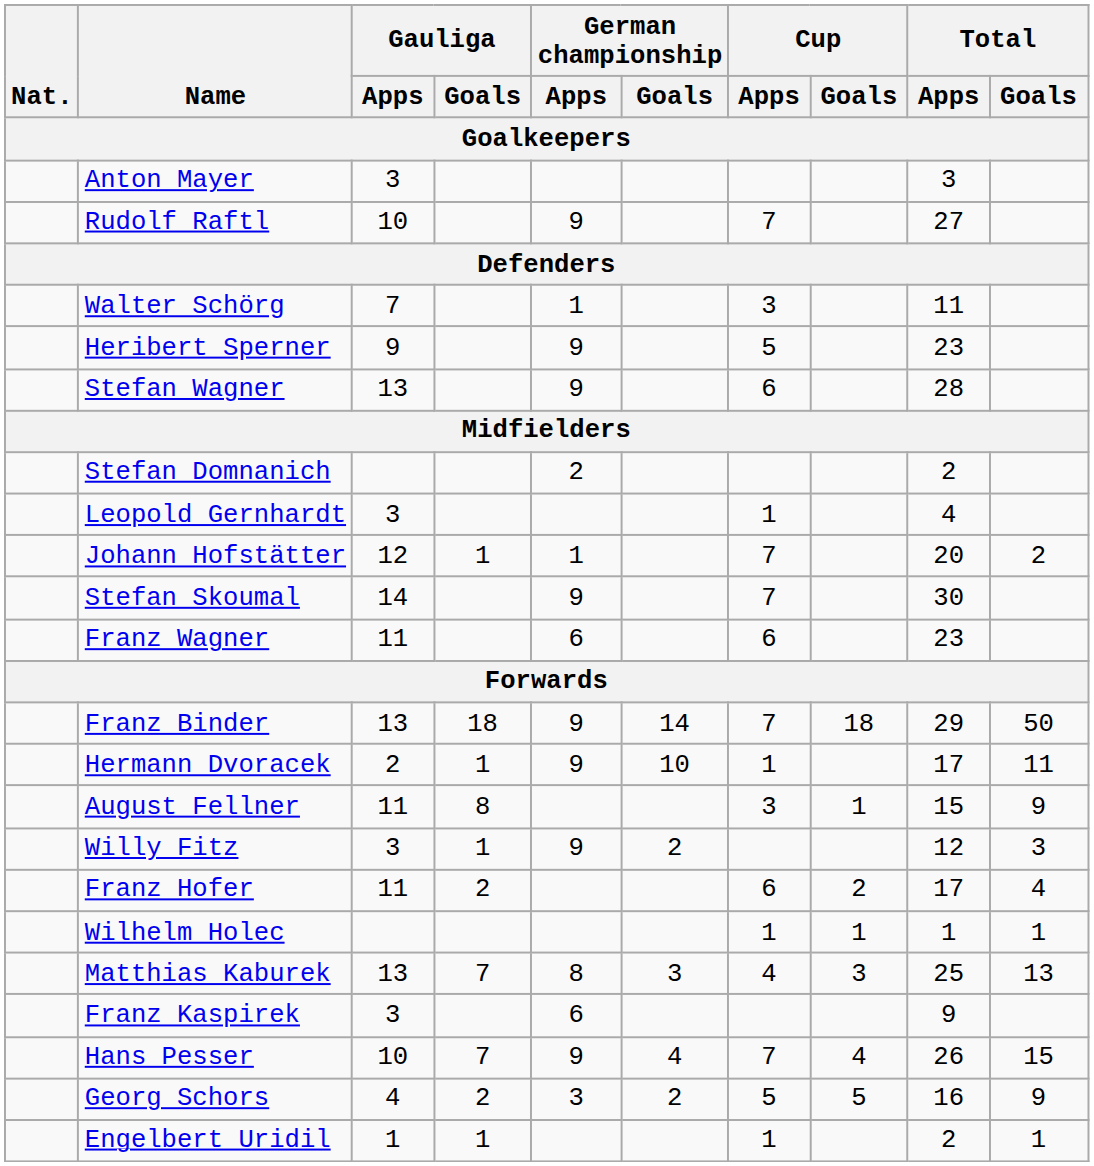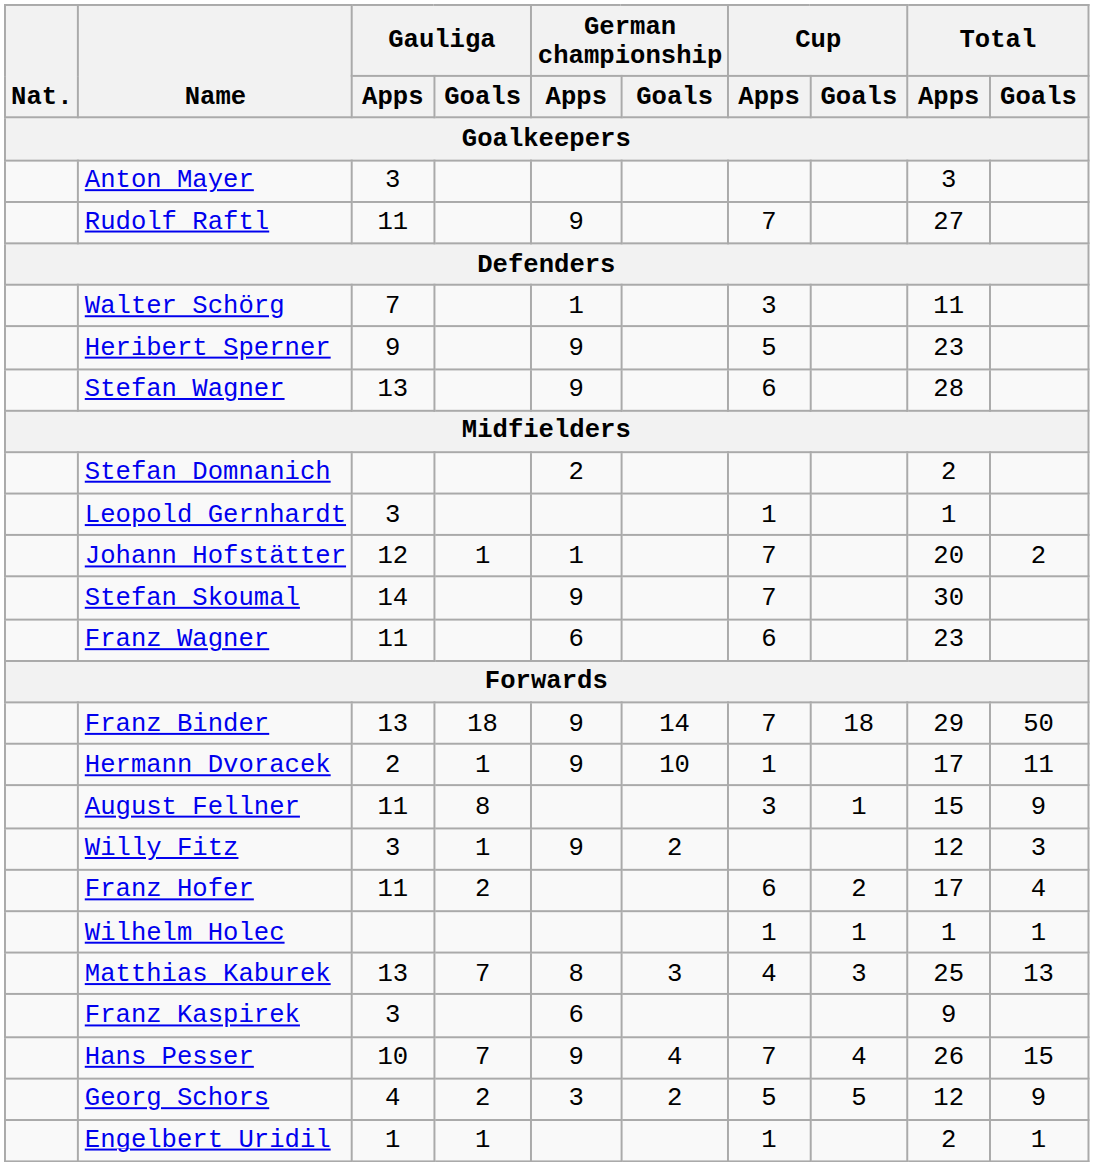(393, 222) 10 -> (393, 222) 11
(949, 515) 4 -> (949, 515) 1
(949, 1099) 16 -> (949, 1099) 12
